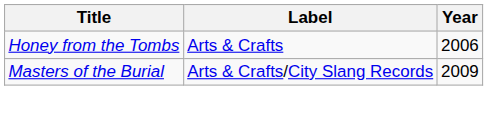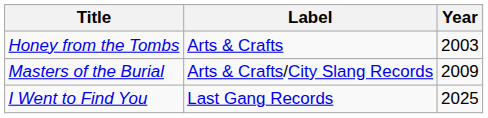(460, 44) 2006 -> (460, 44) 2003
+ row: (78, 98)
